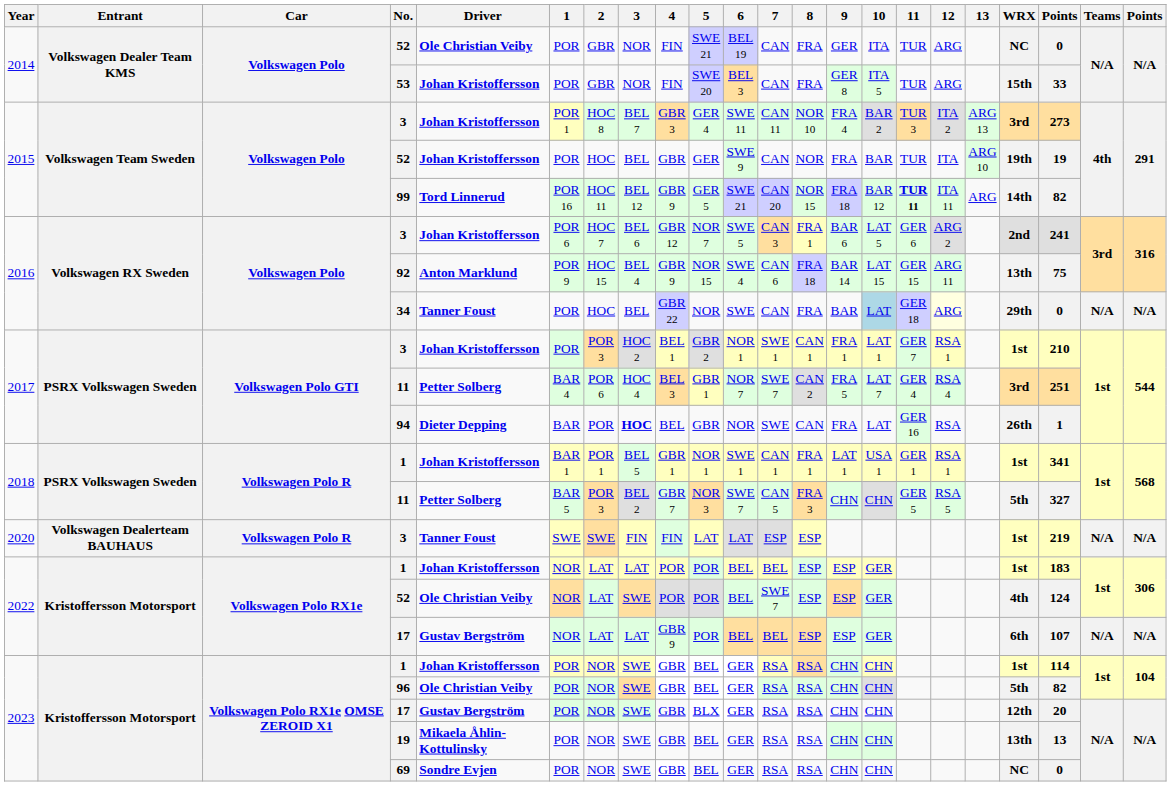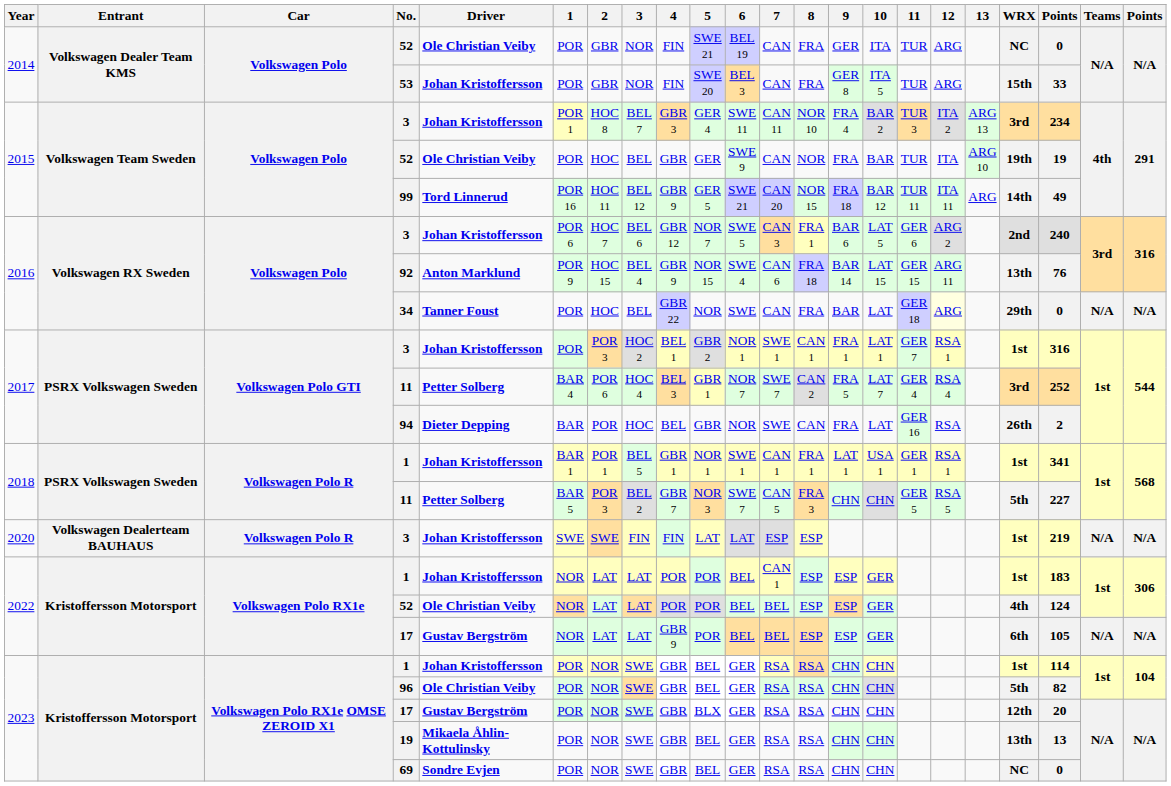(1060, 121) 273 -> (1060, 121) 234
(479, 159) Johan Kristoffersson -> (479, 159) Ole Christian Veiby
(913, 197) bold -> (914, 197) normal
(1060, 197) 82 -> (1060, 197) 49
(1060, 235) 241 -> (1060, 235) 240
(1060, 273) 75 -> (1060, 273) 76
(879, 311) lightblue background -> (880, 311) no background
(1060, 349) 210 -> (1060, 349) 316
(1060, 387) 251 -> (1060, 387) 252
(637, 424) bold -> (639, 424) normal
(1060, 424) 1 -> (1060, 424) 2
(1060, 500) 327 -> (1060, 500) 227
(457, 538) Tanner Foust -> (482, 538) Johan Kristoffersson
(775, 568) BEL -> (777, 576) CAN 1
(637, 598) SWE -> (639, 606) LAT
(775, 598) SWE 7 -> (777, 606) BEL
(1060, 636) 107 -> (1060, 636) 105
